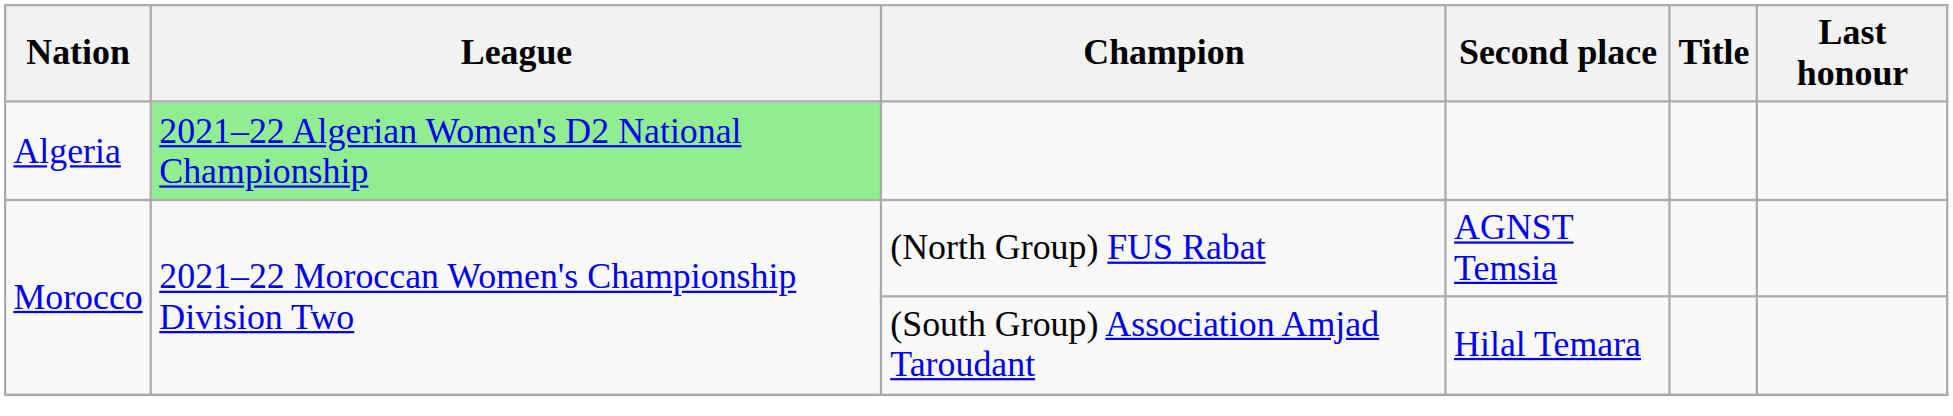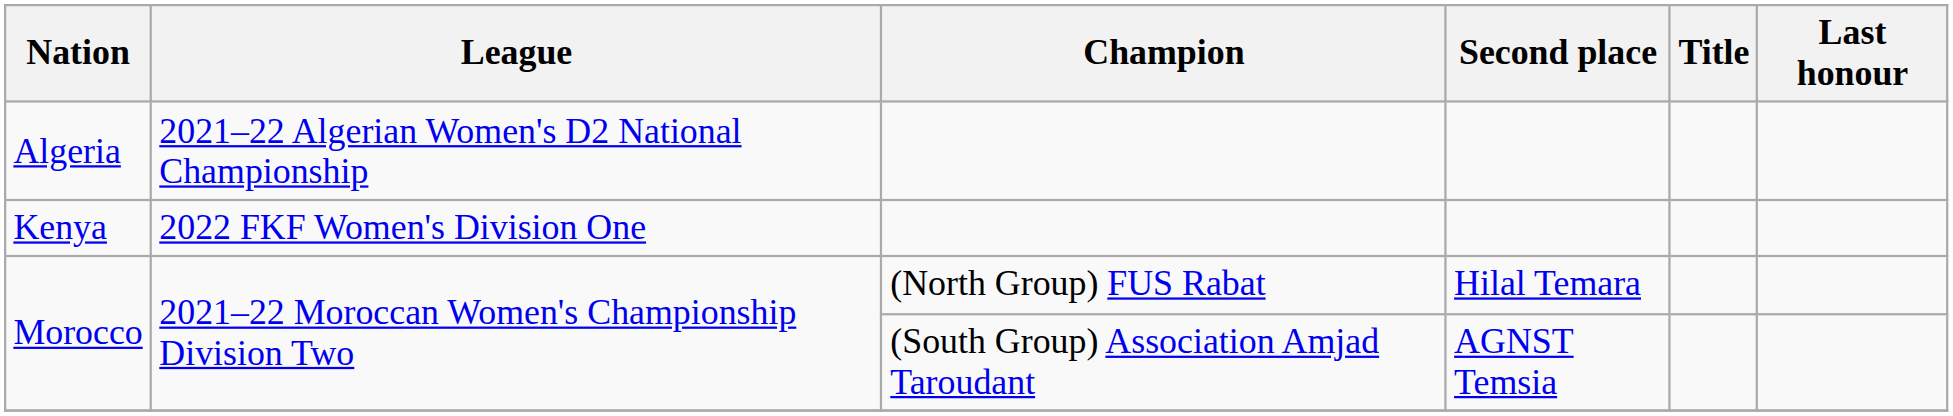(450, 150) lightgreen background -> (450, 150) no background
+ row: (60, 227)
(1514, 247) AGNST Temsia -> (1548, 284) Hilal Temara
(1548, 344) Hilal Temara -> (1514, 361) AGNST Temsia
